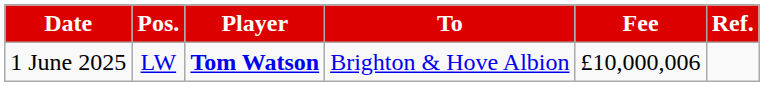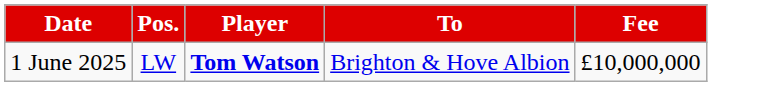- column: (733, 23)
(641, 61) £10,000,006 -> (641, 61) £10,000,000
